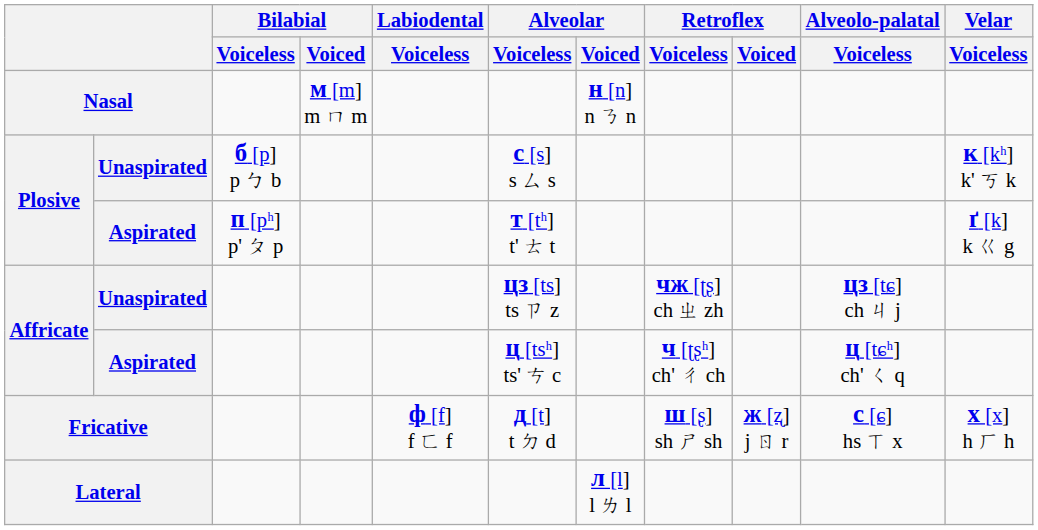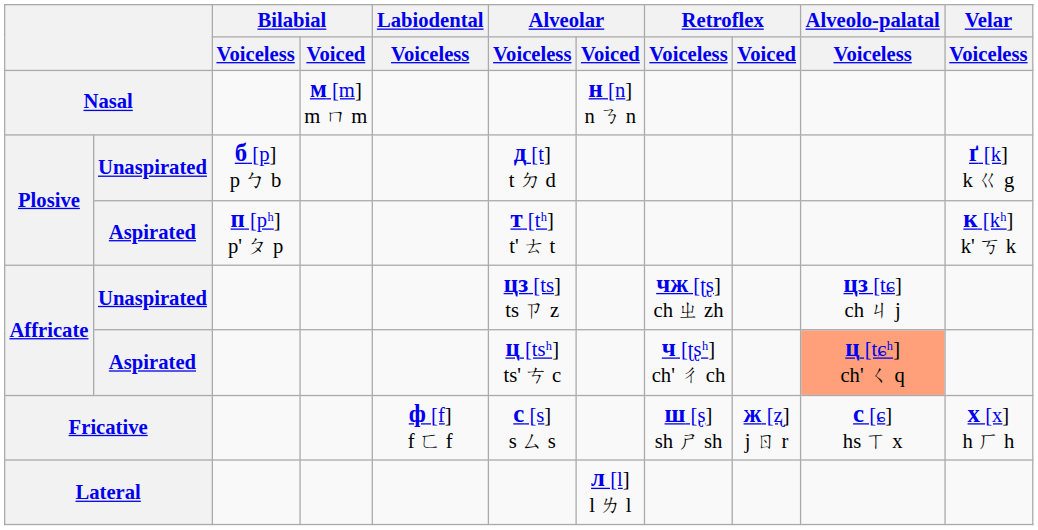(532, 166) с [s] s ㄙ s -> (532, 166) д [t] t ㄉ d
(988, 166) к [kʰ] k' ㄎ k -> (988, 166) ґ [k] k ㄍ g
(988, 231) ґ [k] k ㄍ g -> (988, 231) к [kʰ] k' ㄎ k
(873, 361) no background -> (873, 361) lightsalmon background
(532, 426) д [t] t ㄉ d -> (532, 426) с [s] s ㄙ s
